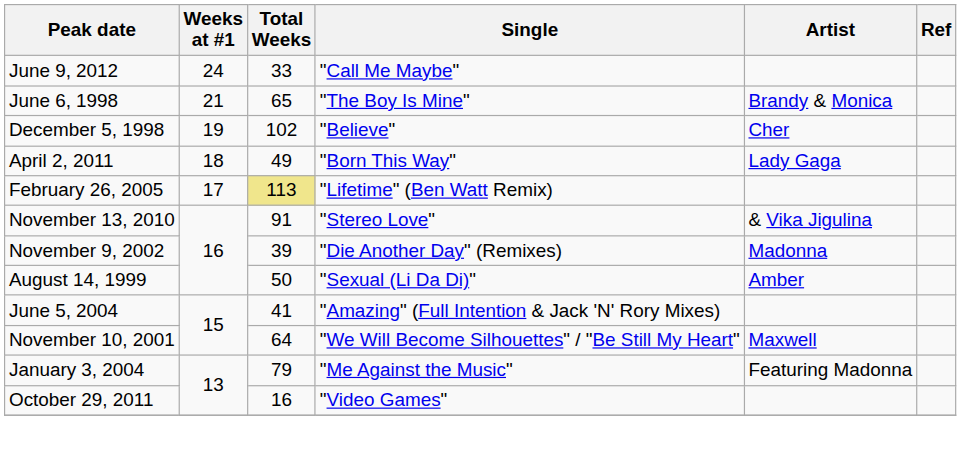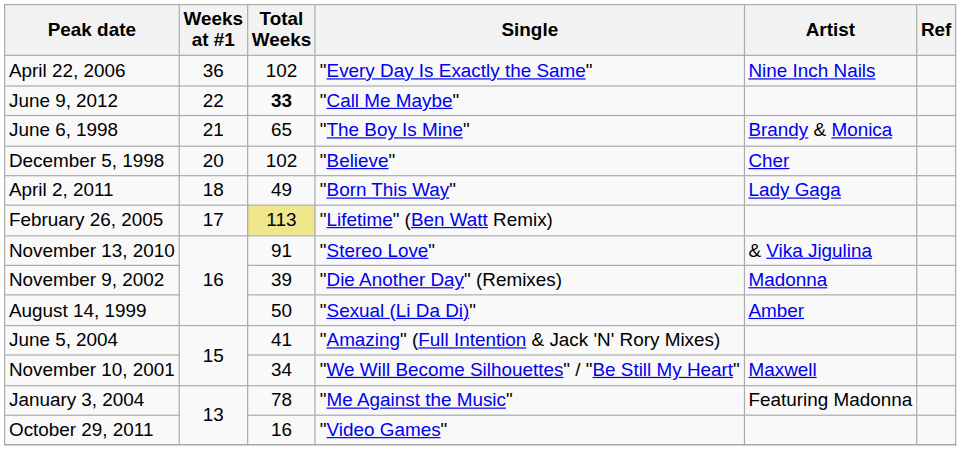+ row: (67, 70)
(213, 70) 24 -> (213, 100) 22
(281, 70) normal -> (281, 100) bold
(213, 130) 19 -> (213, 160) 20
(281, 340) 64 -> (281, 370) 34
(281, 370) 79 -> (281, 400) 78
